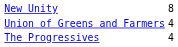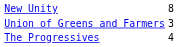(171, 23) 4 -> (171, 23) 3
